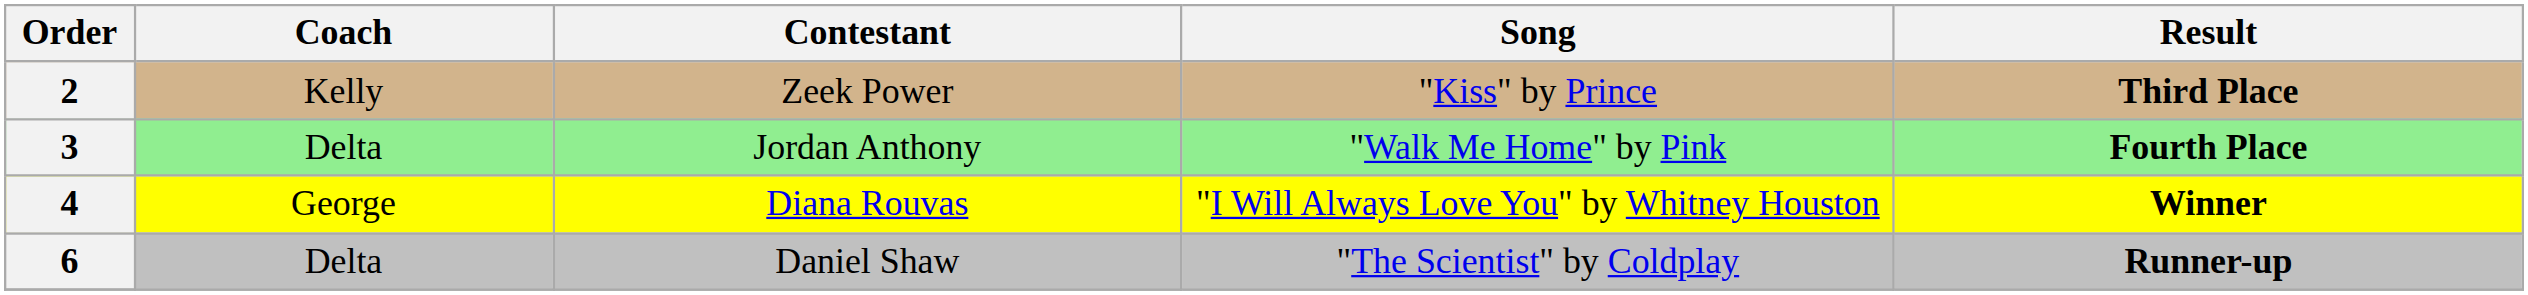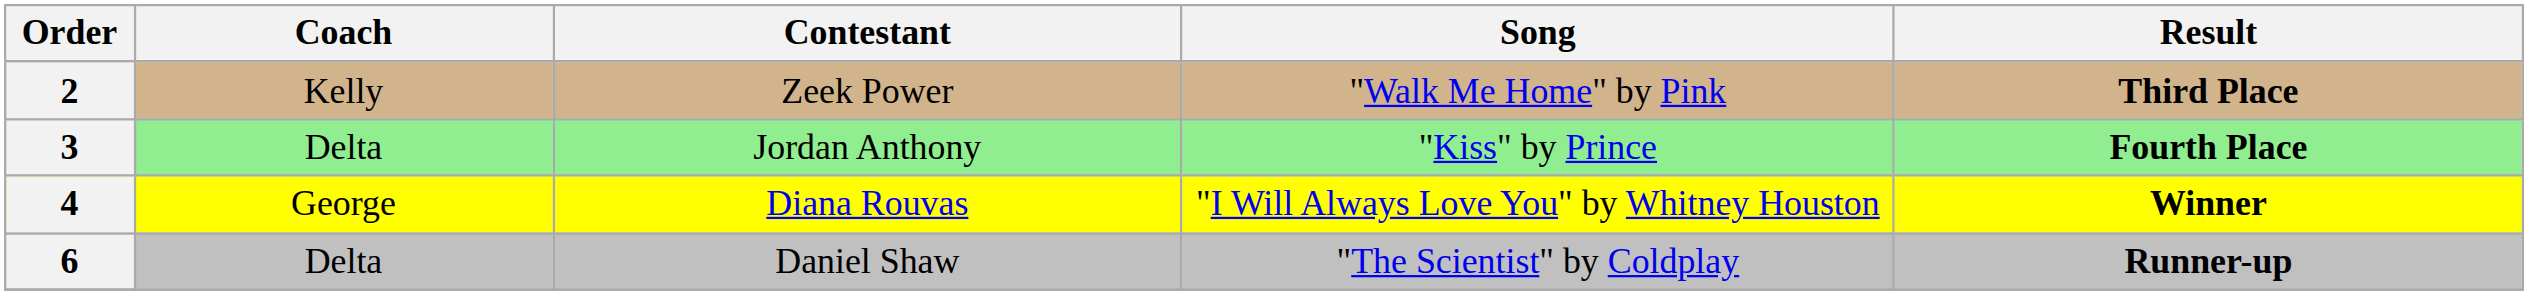(1538, 89) "Kiss" by Prince -> (1538, 89) "Walk Me Home" by Pink
(1538, 146) "Walk Me Home" by Pink -> (1538, 146) "Kiss" by Prince
